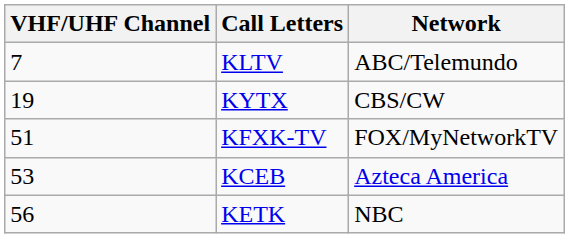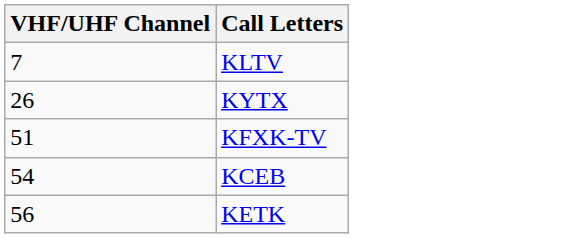- column: (456, 23)
(22, 99) 19 -> (22, 99) 26
(22, 175) 53 -> (22, 175) 54
